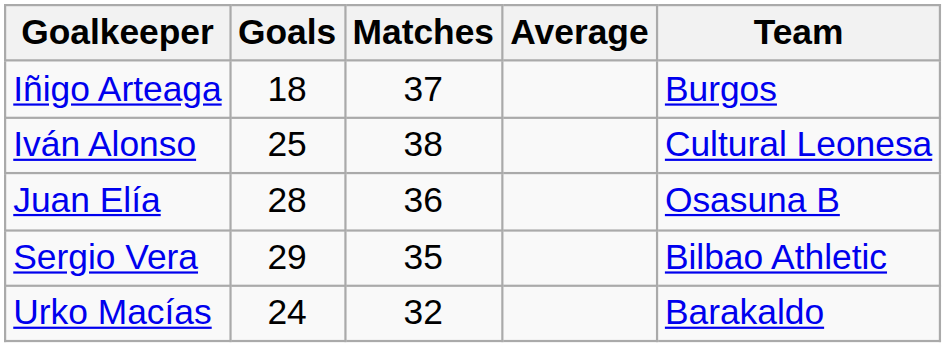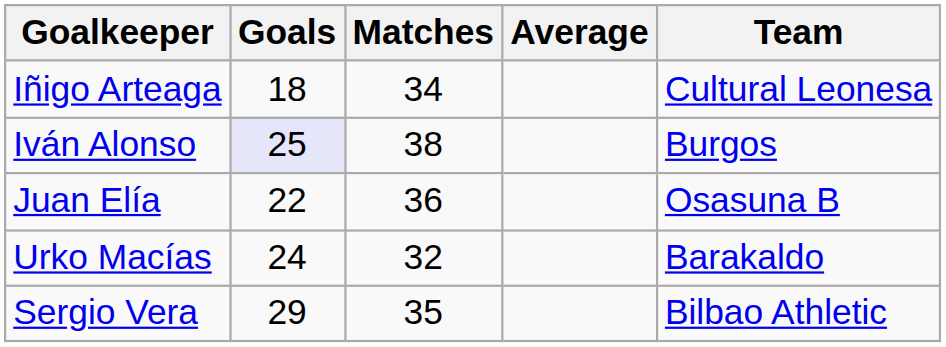(423, 88) 37 -> (423, 88) 34
(721, 88) Burgos -> (799, 88) Cultural Leonesa
(287, 144) no background -> (287, 144) lavender background
(799, 144) Cultural Leonesa -> (721, 144) Burgos
(287, 200) 28 -> (287, 200) 22
rows swapped: (112, 312) <-> (106, 256)
